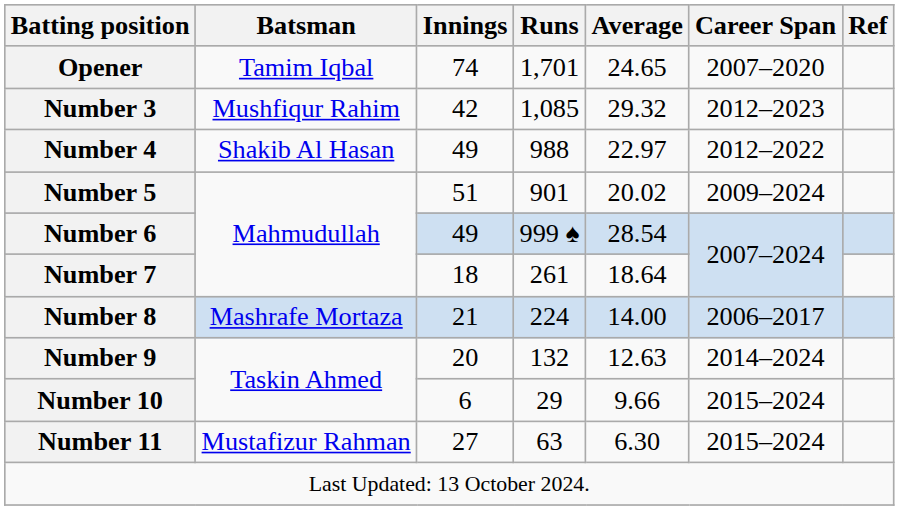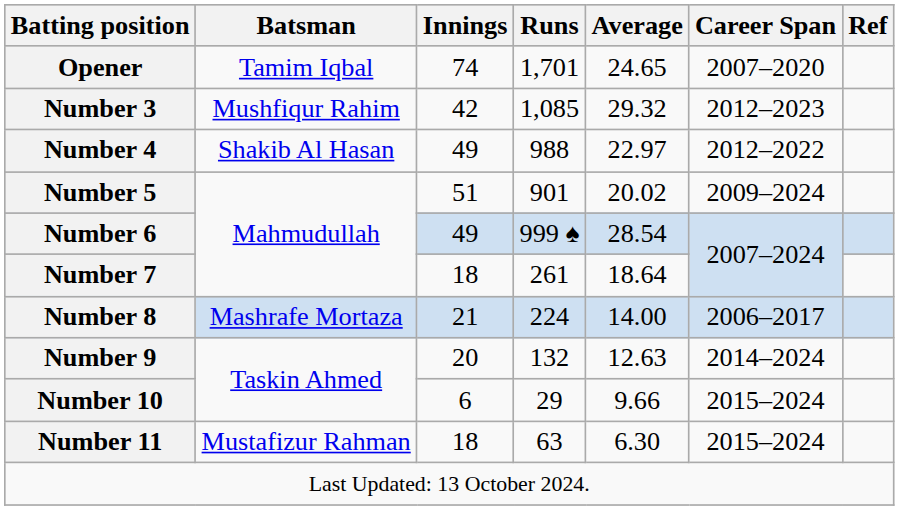(465, 441) 27 -> (465, 441) 18
